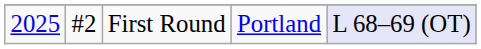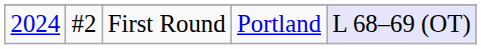(35, 24) 2025 -> (35, 24) 2024
